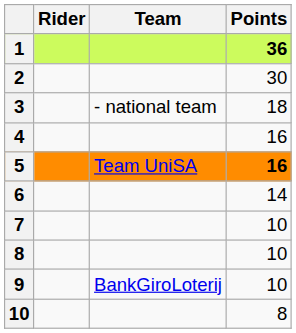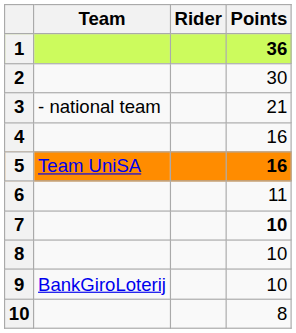columns swapped: (62, 19) <-> (158, 19)
(277, 107) 18 -> (277, 107) 21
(277, 195) 14 -> (278, 195) 11
(277, 225) normal -> (277, 225) bold
